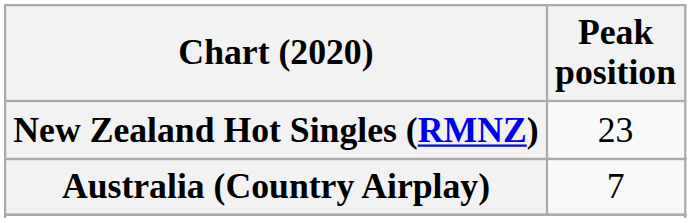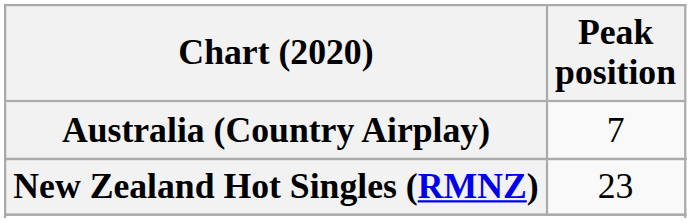rows swapped: (276, 186) <-> (276, 129)
